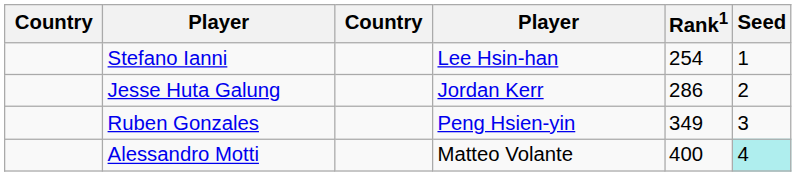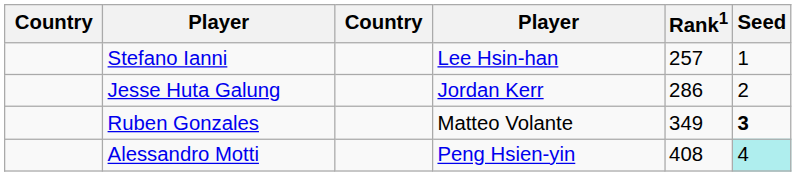(686, 58) 254 -> (686, 58) 257
(506, 122) Peng Hsien-yin -> (505, 122) Matteo Volante
(743, 122) normal -> (743, 122) bold
(505, 155) Matteo Volante -> (506, 155) Peng Hsien-yin
(686, 155) 400 -> (686, 155) 408
